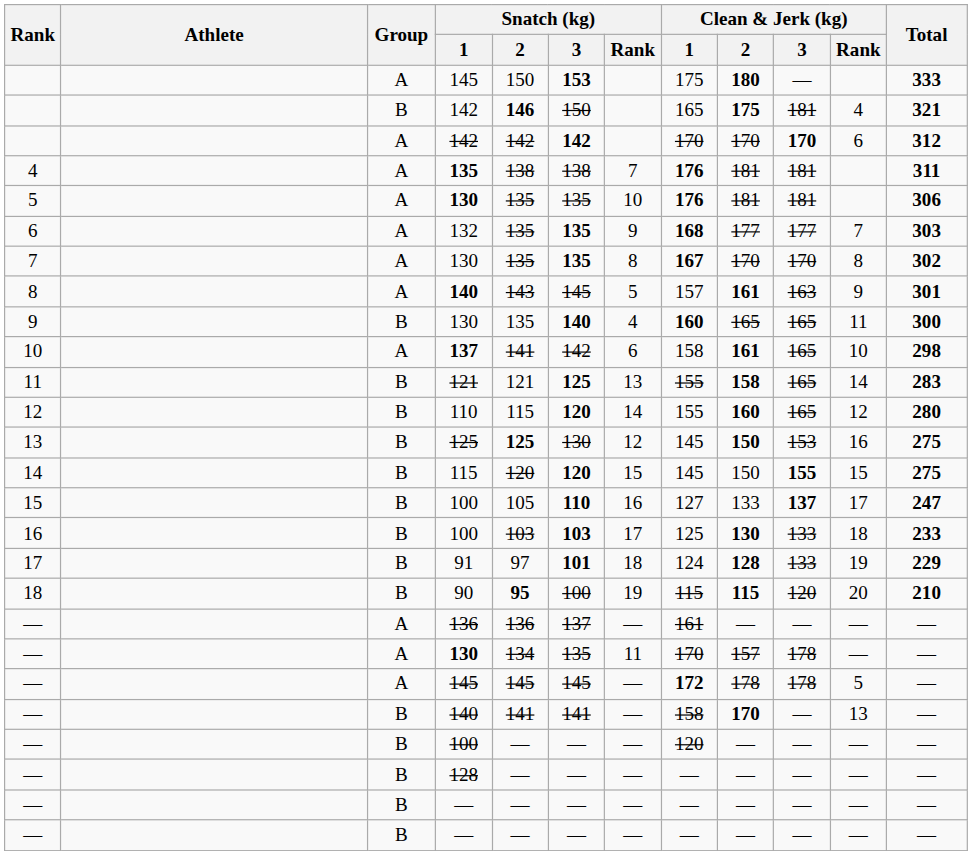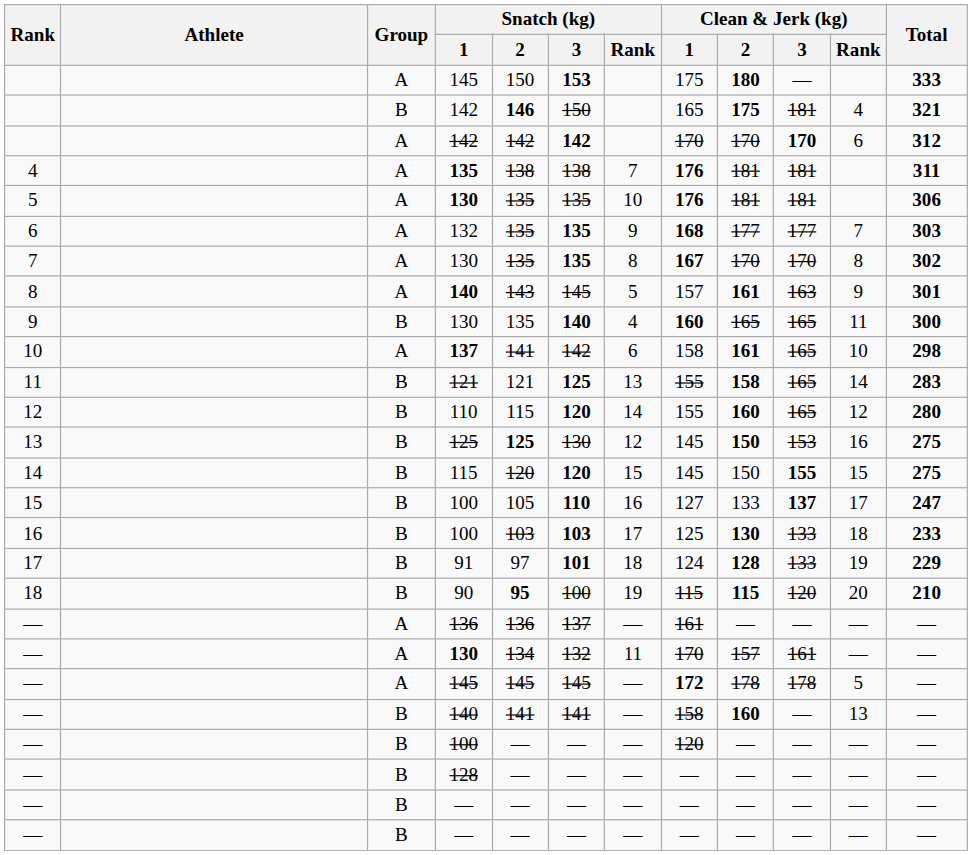(576, 653) 135 -> (576, 653) 132
(802, 653) 178 -> (802, 653) 161
(746, 714) 170 -> (746, 714) 160
